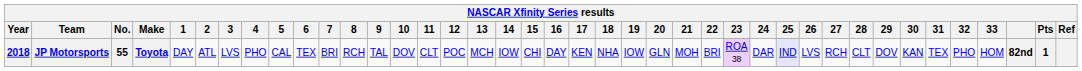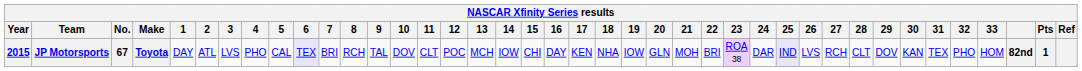(18, 52) 2018 -> (18, 52) 2015
(122, 52) 55 -> (122, 52) 67
(306, 52) no background -> (306, 52) lavender background
